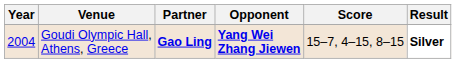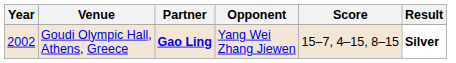(21, 41) 2004 -> (21, 41) 2002
(259, 41) bold -> (257, 41) normal
